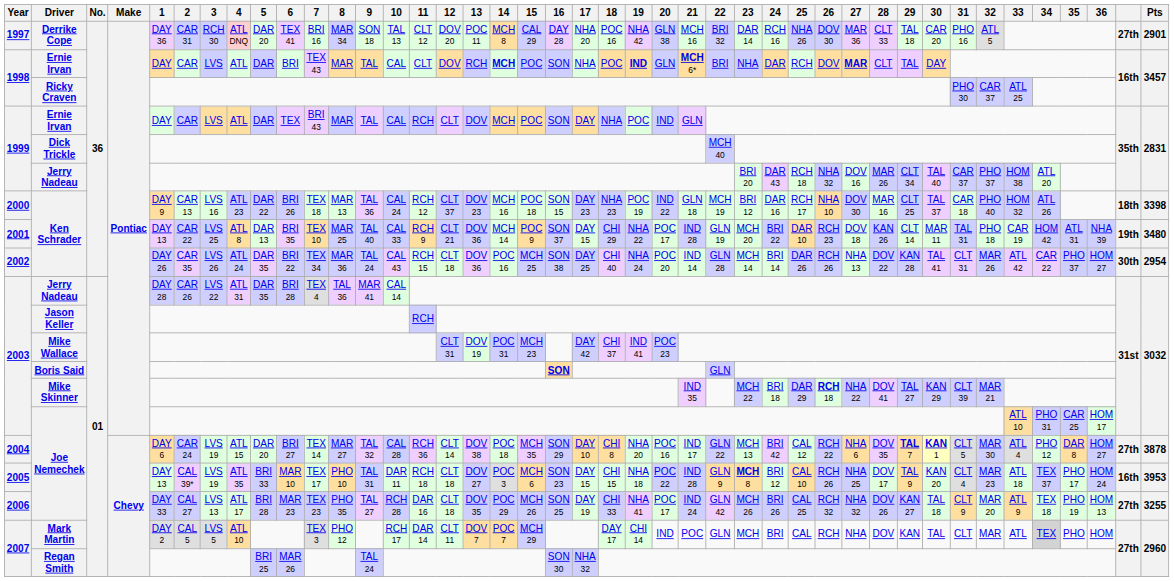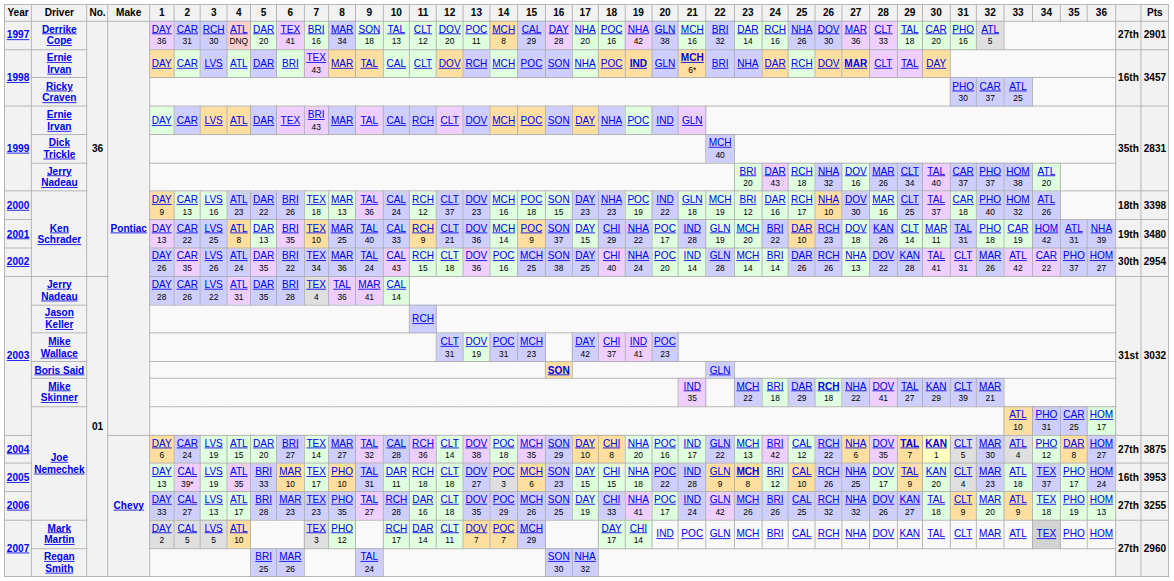(504, 64) bold -> (504, 64) normal
(1155, 449) 3878 -> (1155, 449) 3875
